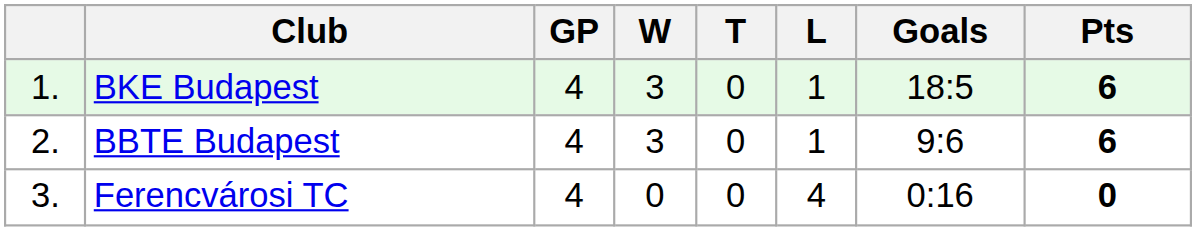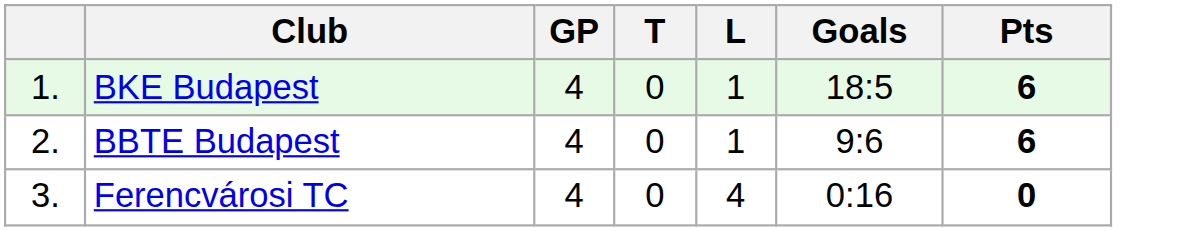- column: (655, 31)
